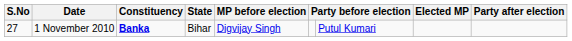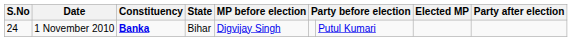(12, 28) 27 -> (12, 28) 24
